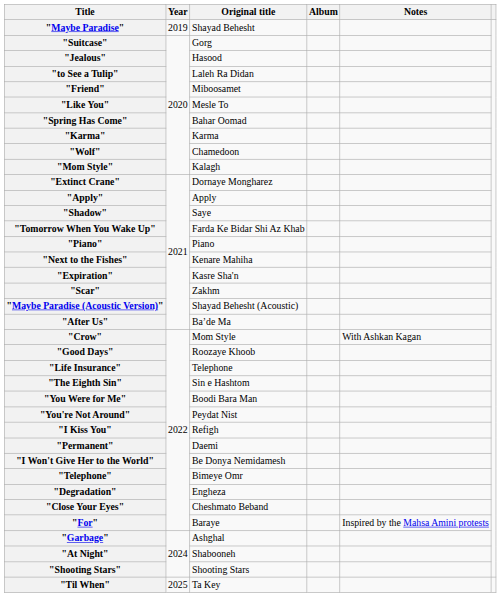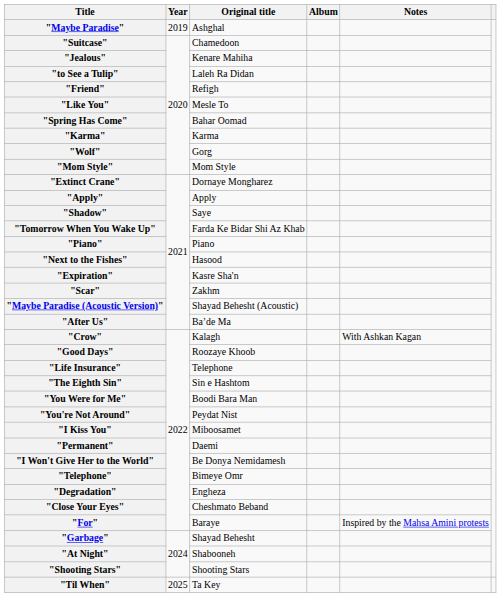(223, 27) Shayad Behesht -> (208, 27) Ashghal
(202, 43) Gorg -> (216, 43) Chamedoon
(207, 58) Hasood -> (222, 58) Kenare Mahiha
(216, 89) Miboosamet -> (205, 89) Refigh
(216, 151) Chamedoon -> (202, 151) Gorg
(206, 167) Kalagh -> (214, 167) Mom Style
(222, 259) Kenare Mahiha -> (207, 259) Hasood
(214, 337) Mom Style -> (206, 337) Kalagh
(205, 430) Refigh -> (216, 430) Miboosamet
(208, 538) Ashghal -> (223, 538) Shayad Behesht
